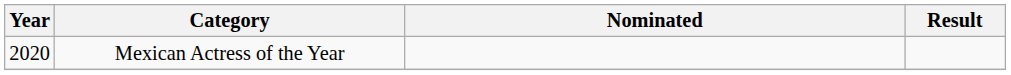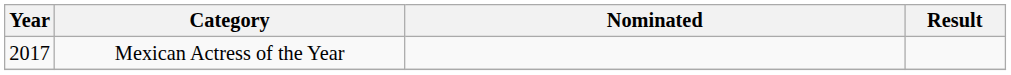(30, 52) 2020 -> (30, 52) 2017
